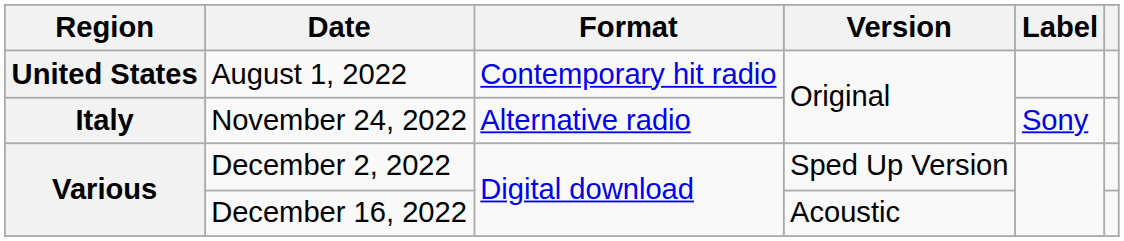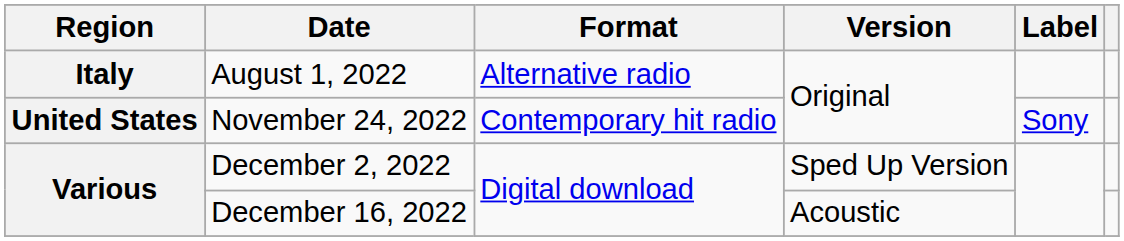(105, 73) United States -> (105, 73) Italy
(628, 73) Contemporary hit radio -> (586, 73) Alternative radio
(105, 119) Italy -> (105, 119) United States
(586, 119) Alternative radio -> (628, 119) Contemporary hit radio
